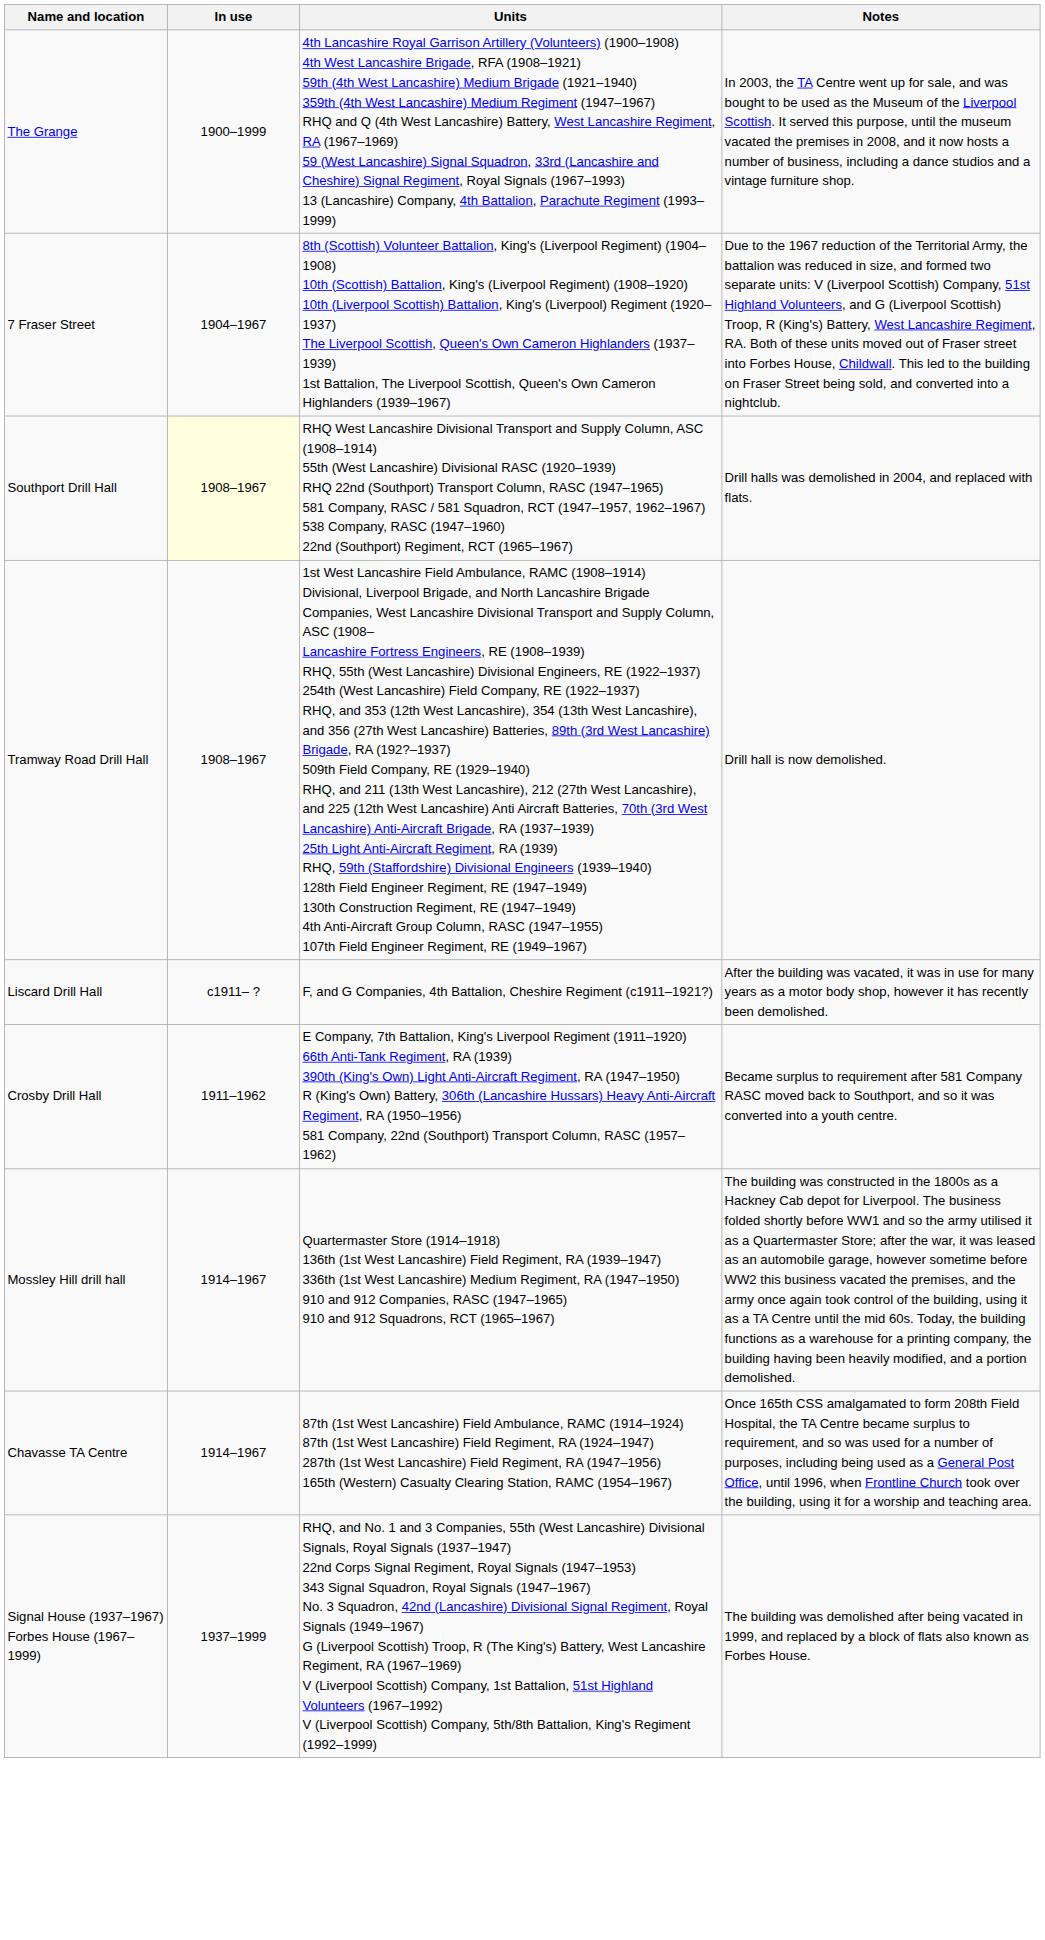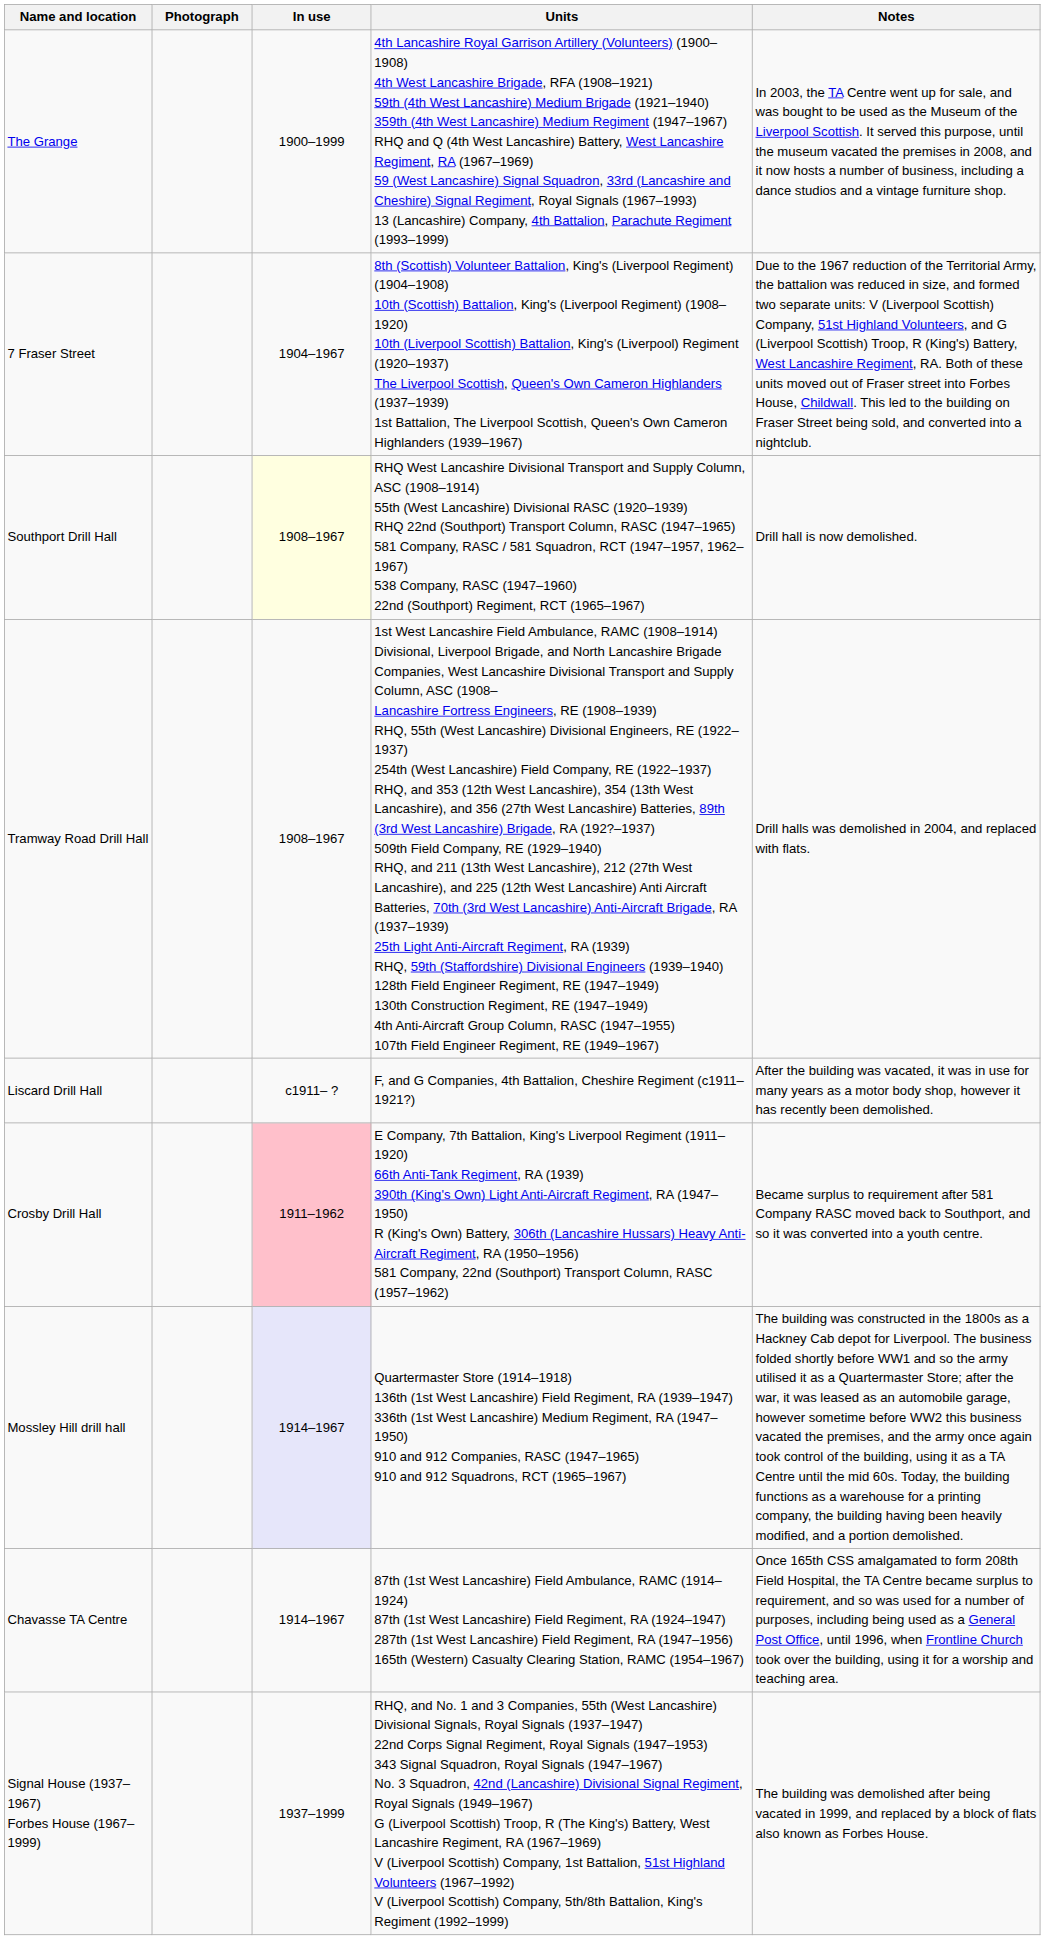+ column: (202, 17)
(878, 488) Drill halls was demolished in 2004, and replaced with flats. -> (836, 537) Drill hall is now demolished.
(806, 759) Drill hall is now demolished. -> (896, 838) Drill halls was demolished in 2004, and replaced with flats.
(233, 1096) no background -> (312, 1214) pink background
(233, 1279) no background -> (312, 1427) lavender background
